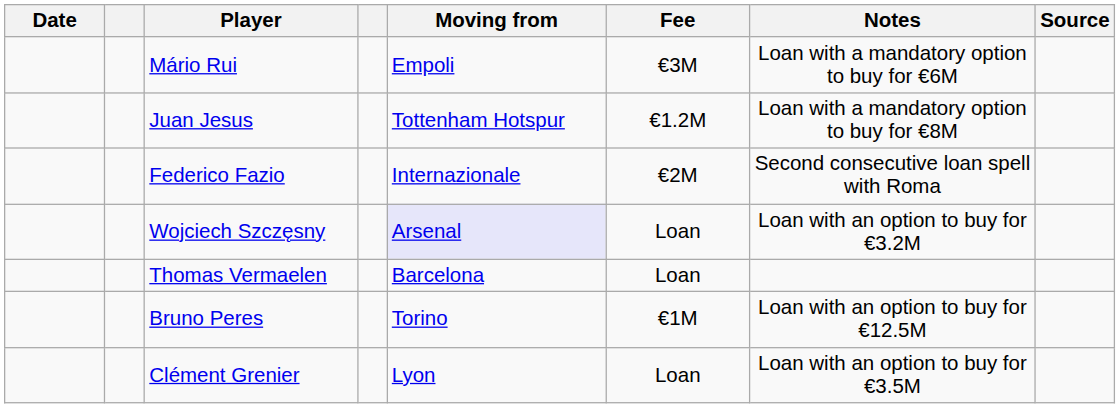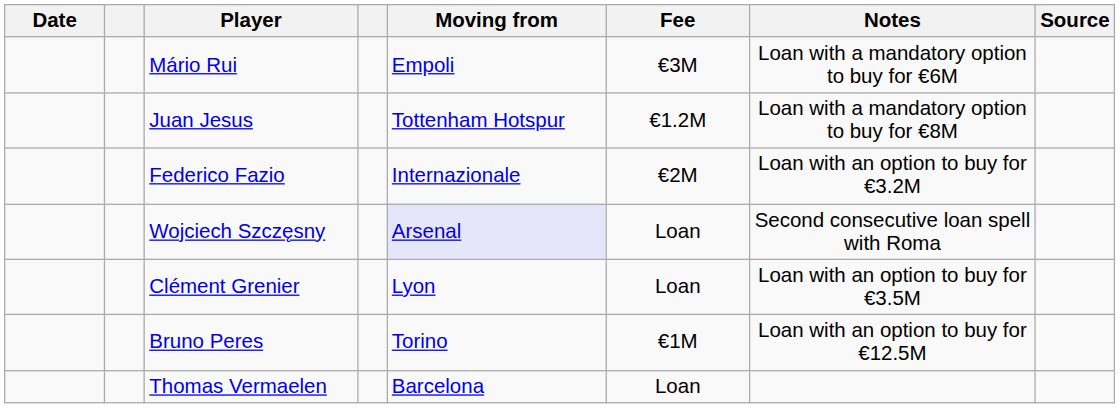(892, 175) Second consecutive loan spell with Roma -> (892, 175) Loan with an option to buy for €3.2M
(892, 231) Loan with an option to buy for €3.2M -> (892, 231) Second consecutive loan spell with Roma
rows swapped: (238, 275) <-> (224, 374)
